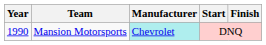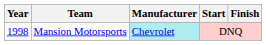(18, 31) 1990 -> (18, 31) 1998
